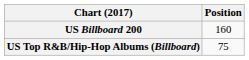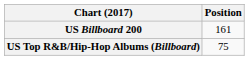(223, 30) 160 -> (223, 30) 161
